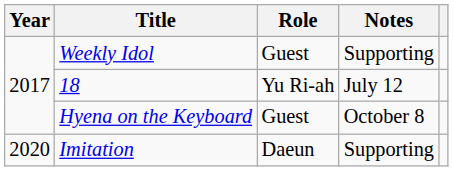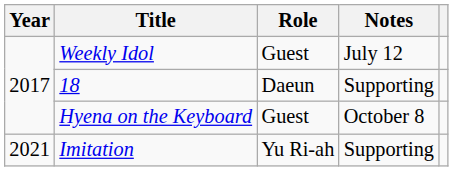(389, 52) Supporting -> (373, 52) July 12
(298, 85) Yu Ri-ah -> (288, 85) Daeun
(373, 85) July 12 -> (389, 85) Supporting
(30, 149) 2020 -> (30, 149) 2021
(288, 149) Daeun -> (298, 149) Yu Ri-ah
